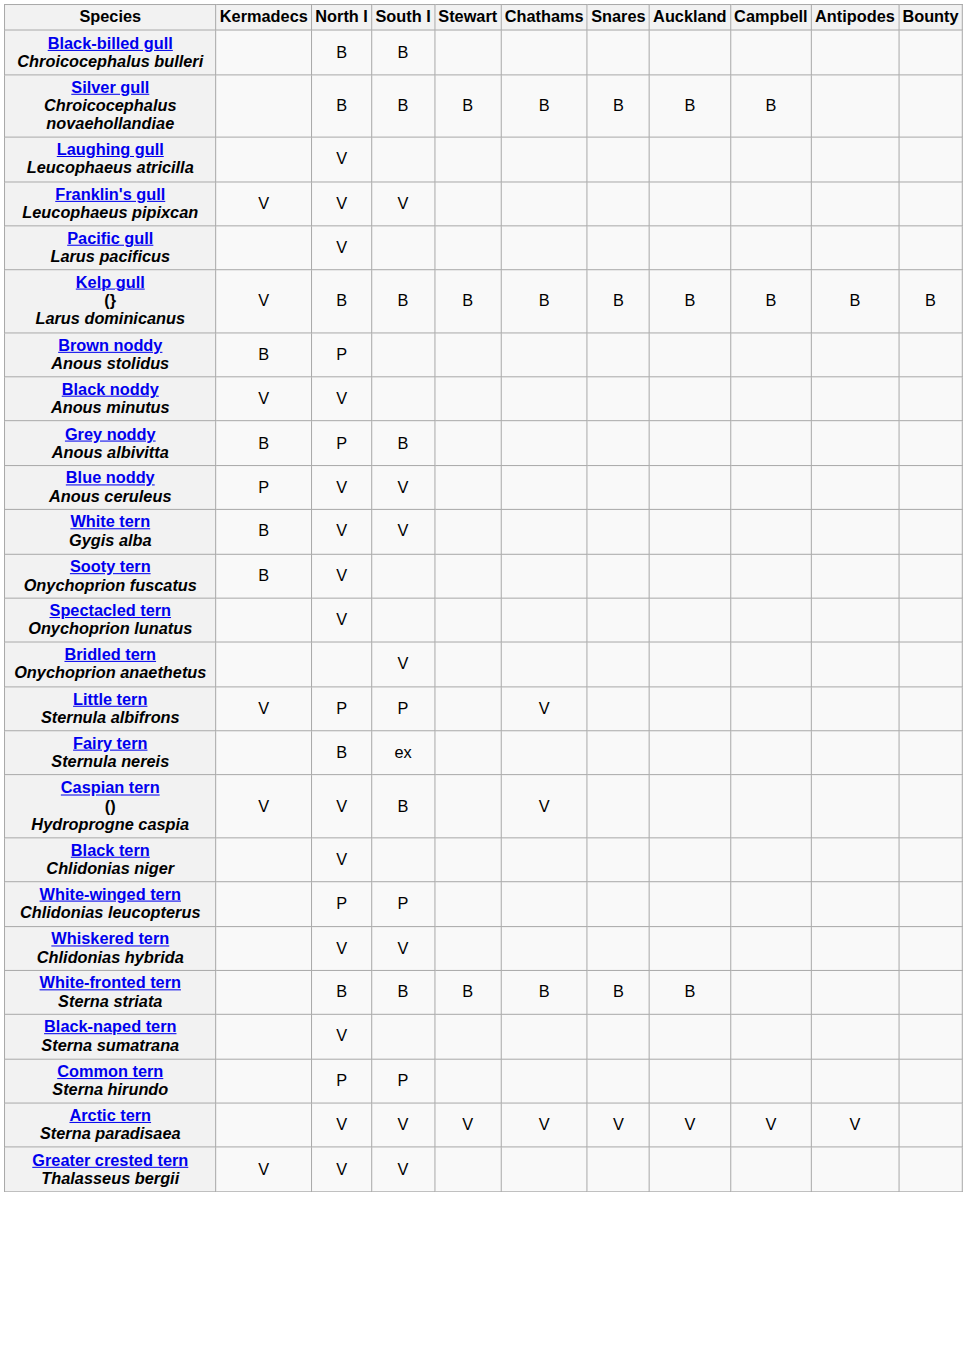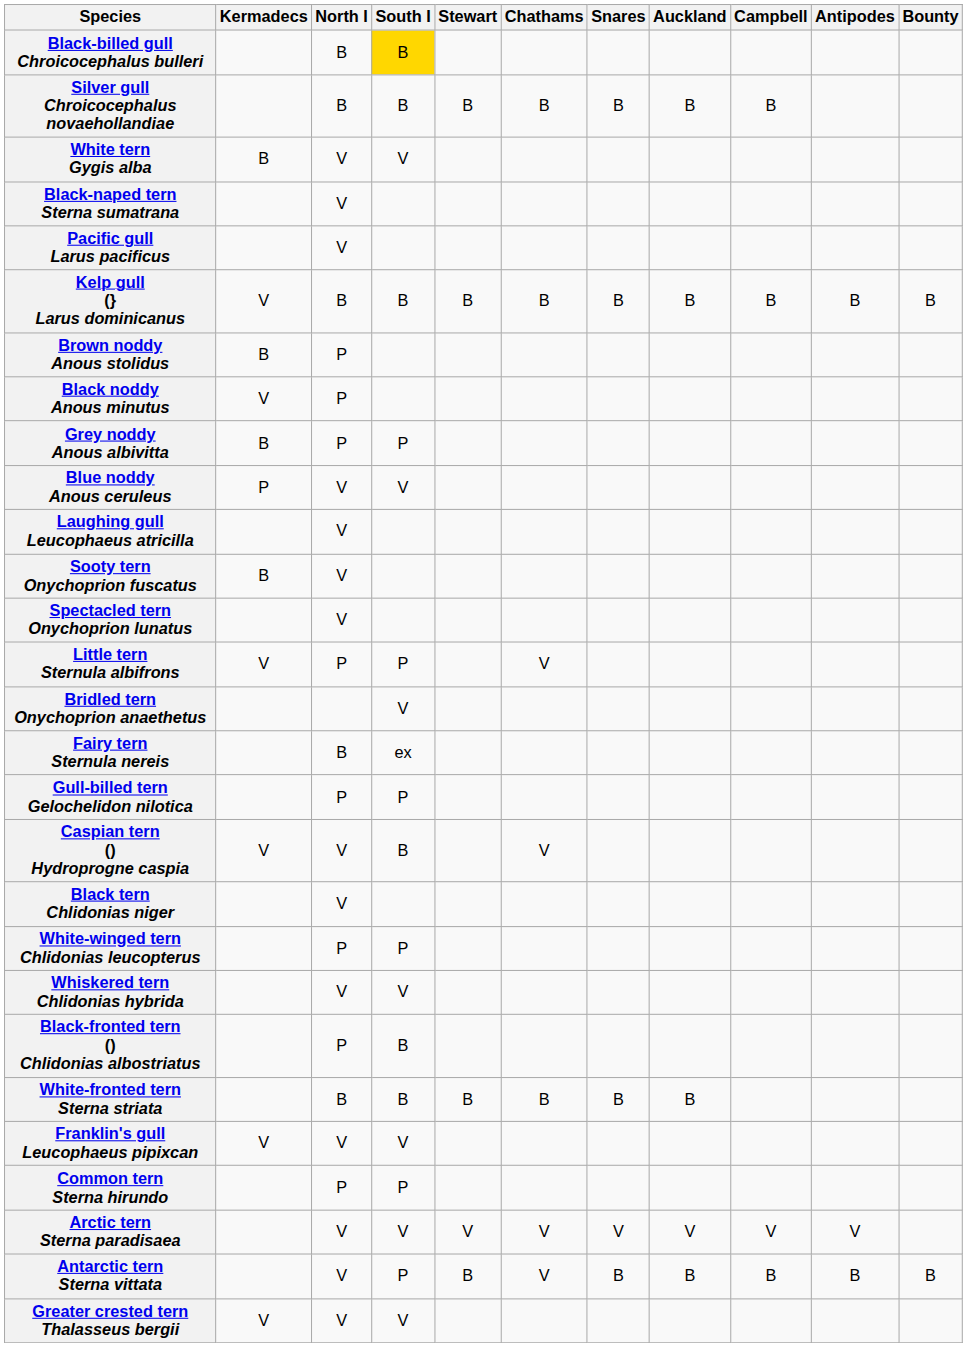(403, 52) no background -> (403, 52) gold background
rows swapped: (110, 159) <-> (110, 531)
rows swapped: (110, 203) <-> (110, 1036)
(342, 398) V -> (342, 398) P
(403, 443) B -> (403, 443) P
rows swapped: (110, 664) <-> (110, 708)
+ row: (110, 797)
+ row: (110, 1045)
+ row: (110, 1276)
